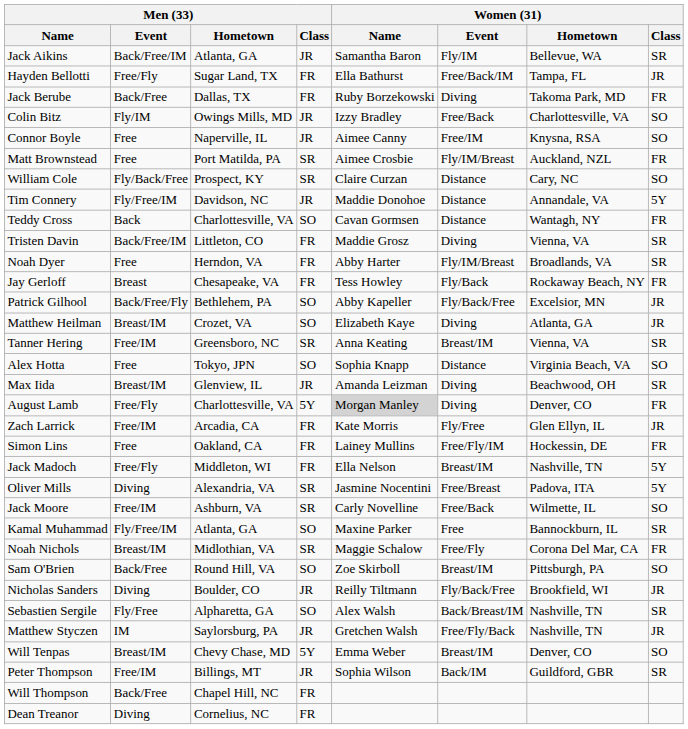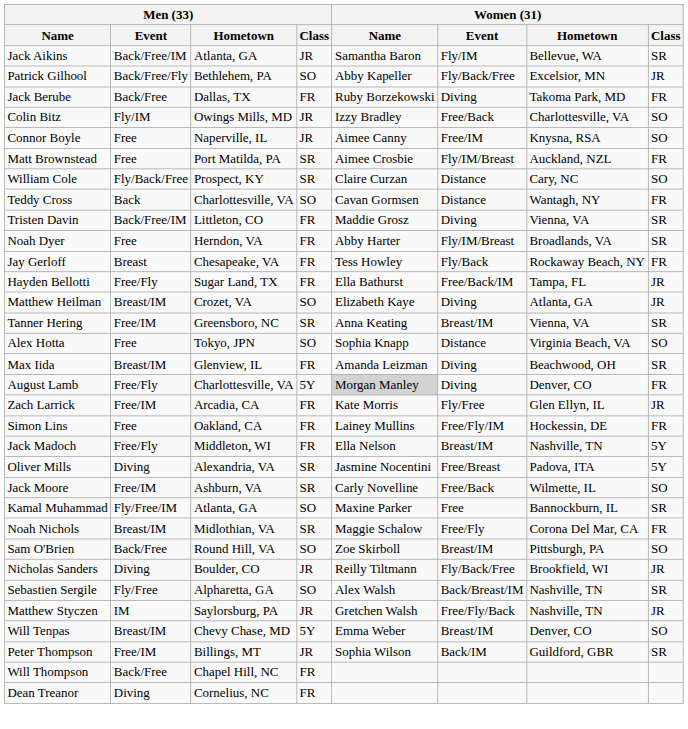rows swapped: (49, 76) <-> (47, 302)
- row: (42, 199)
(306, 384) JR -> (307, 364) FR
